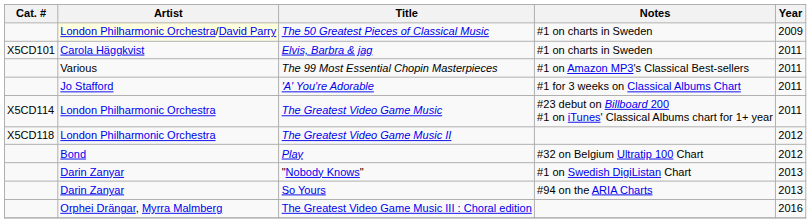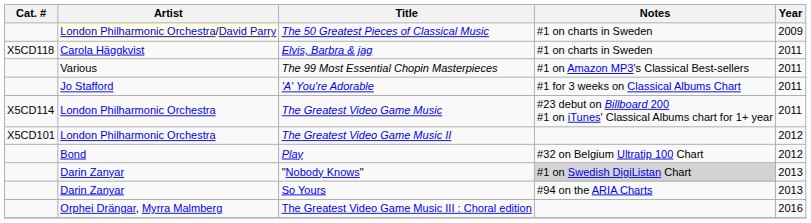(31, 50) X5CD101 -> (31, 50) X5CD118
(31, 136) X5CD118 -> (31, 136) X5CD101
(614, 172) no background -> (614, 172) lightgrey background
